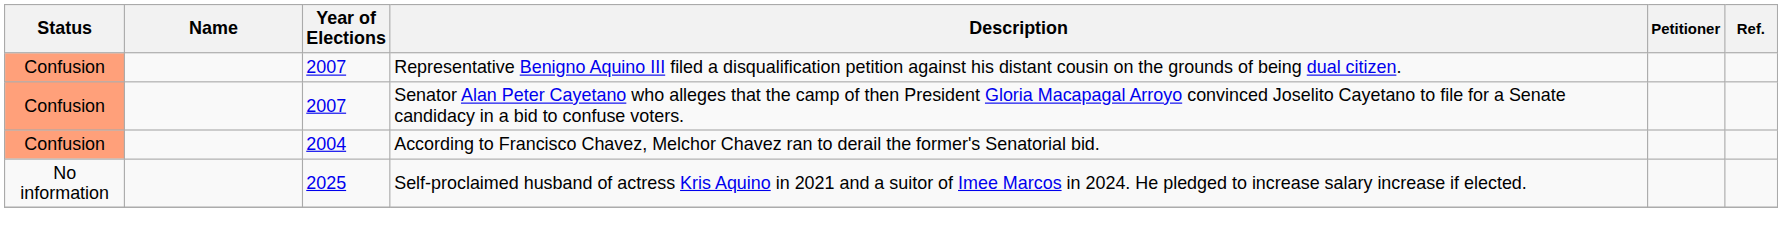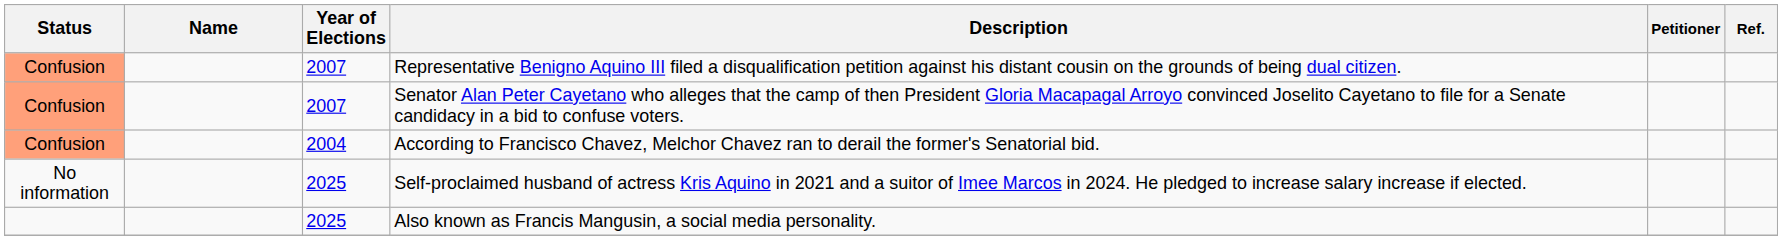+ row: (635, 221)
